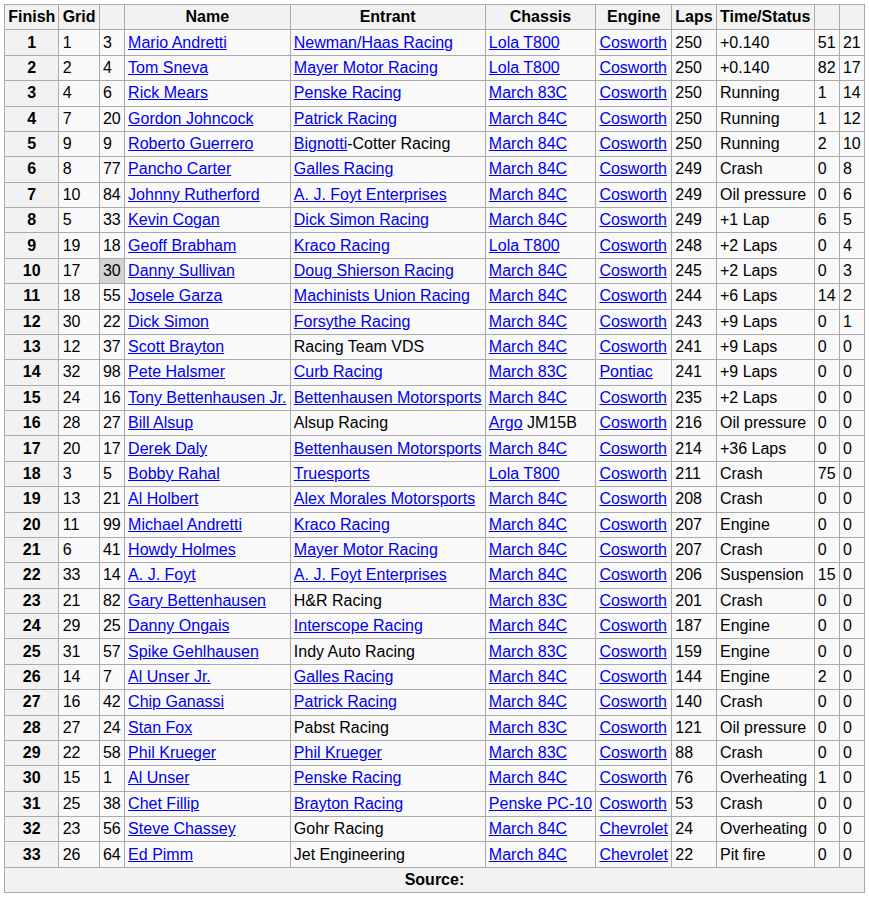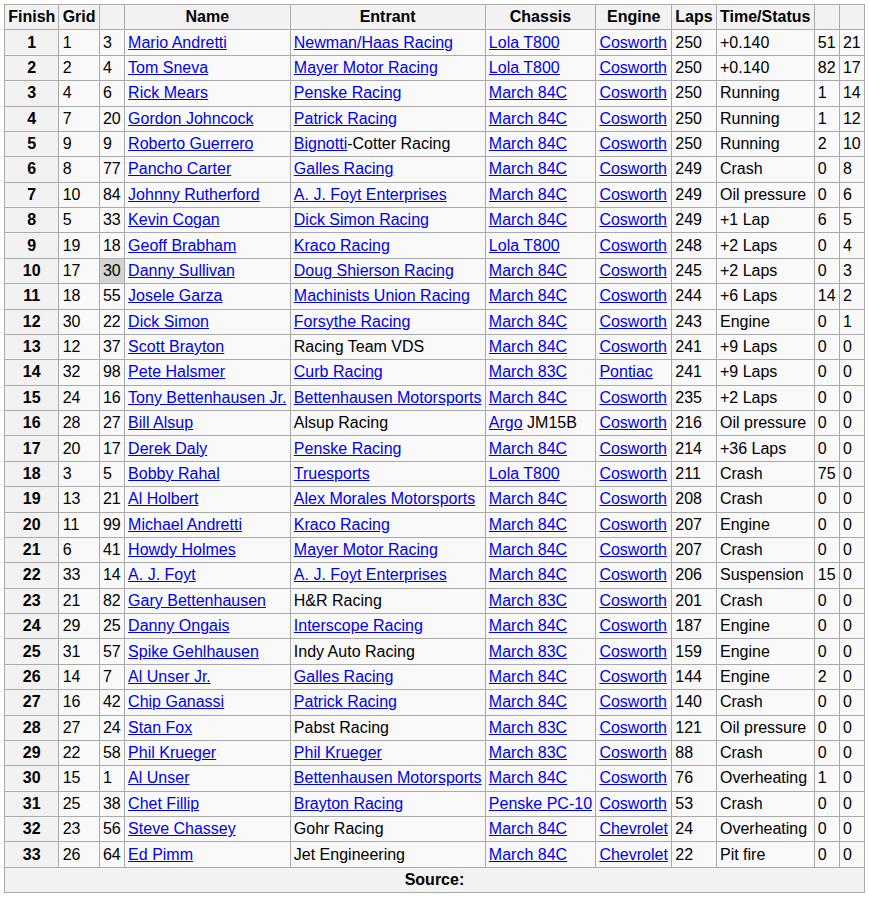(528, 93) March 83C -> (528, 93) March 84C
(749, 321) +9 Laps -> (745, 321) Engine
(388, 448) Bettenhausen Motorsports -> (348, 448) Penske Racing
(348, 778) Penske Racing -> (388, 778) Bettenhausen Motorsports
